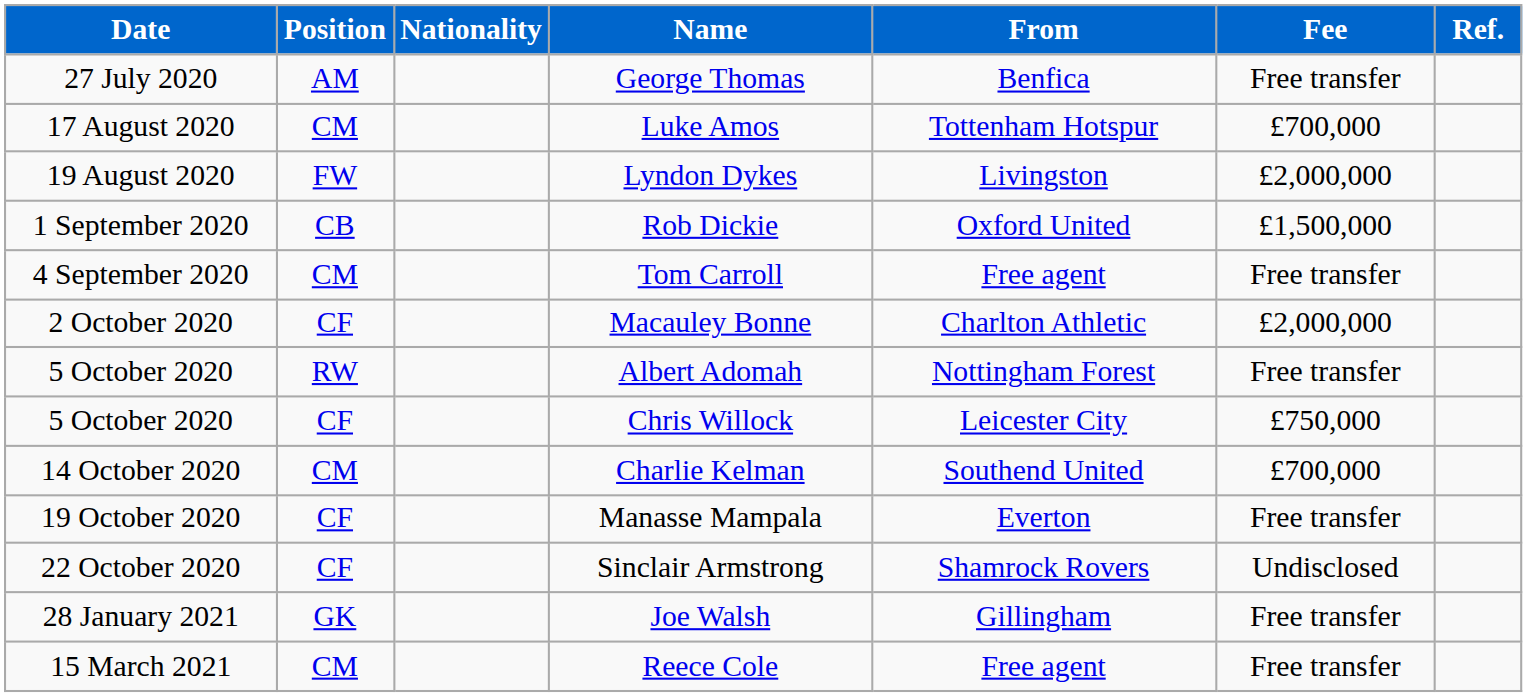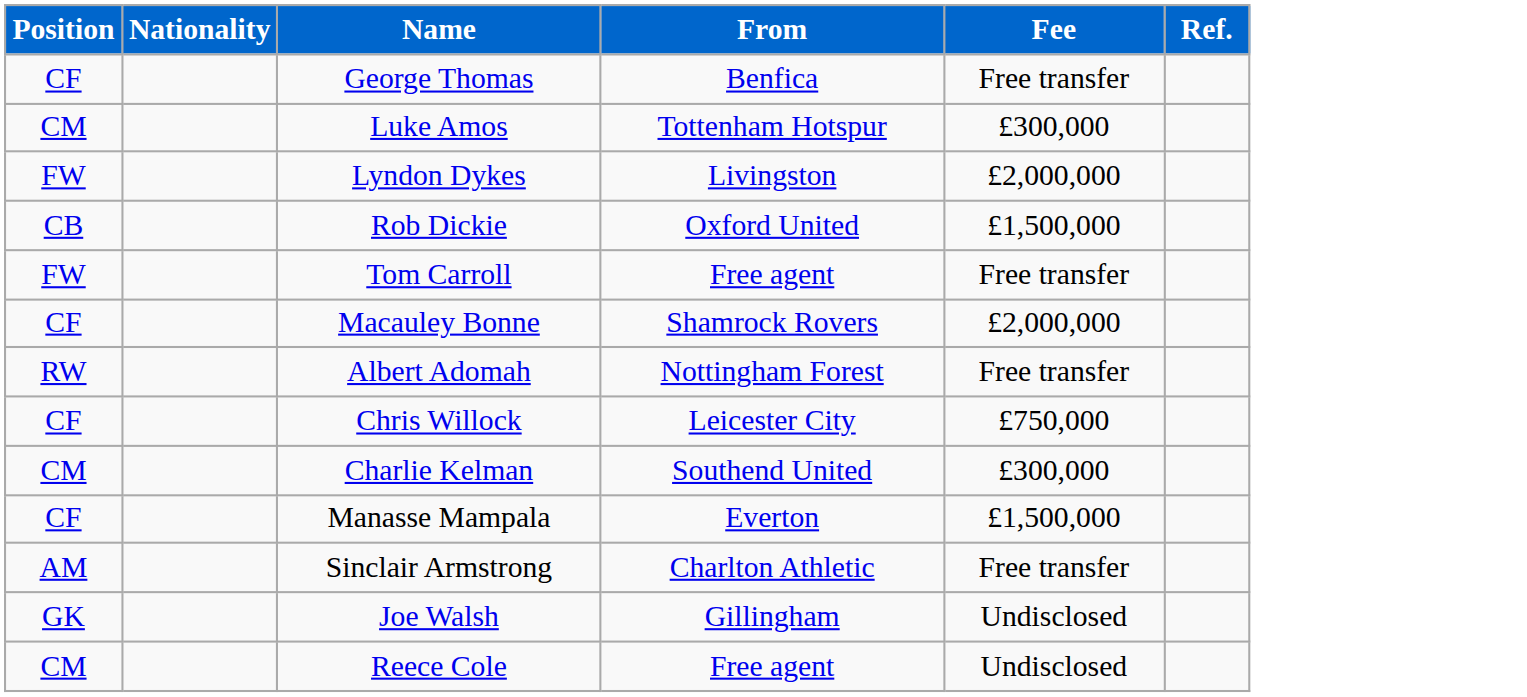- column: (141, 29)
(335, 78) AM -> (63, 78) CF
(1325, 127) £700,000 -> (1054, 127) £300,000
(335, 273) CM -> (63, 273) FW
(1044, 322) Charlton Athletic -> (772, 322) Shamrock Rovers
(1325, 469) £700,000 -> (1054, 469) £300,000
(1325, 518) Free transfer -> (1054, 518) £1,500,000
(335, 567) CF -> (63, 567) AM
(1044, 567) Shamrock Rovers -> (772, 567) Charlton Athletic
(1325, 567) Undisclosed -> (1054, 567) Free transfer
(1325, 616) Free transfer -> (1054, 616) Undisclosed
(1325, 665) Free transfer -> (1054, 665) Undisclosed
